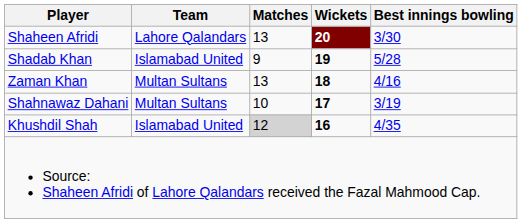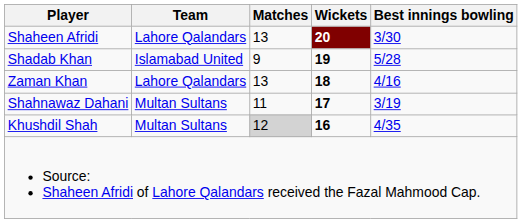(181, 81) Multan Sultans -> (191, 81) Lahore Qalandars
(260, 103) 10 -> (260, 103) 11
(189, 125) Islamabad United -> (181, 125) Multan Sultans
